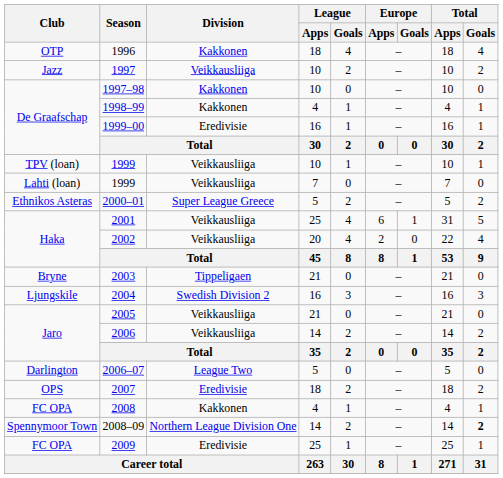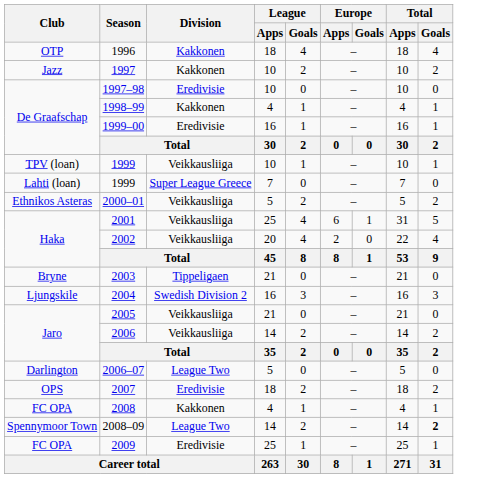(223, 70) Veikkausliiga -> (200, 70) Kakkonen
(223, 88) Kakkonen -> (200, 88) Eredivisie
(223, 182) Veikkausliiga -> (200, 182) Super League Greece
(223, 201) Super League Greece -> (200, 201) Veikkausliiga
(223, 426) Northern League Division One -> (200, 426) League Two
